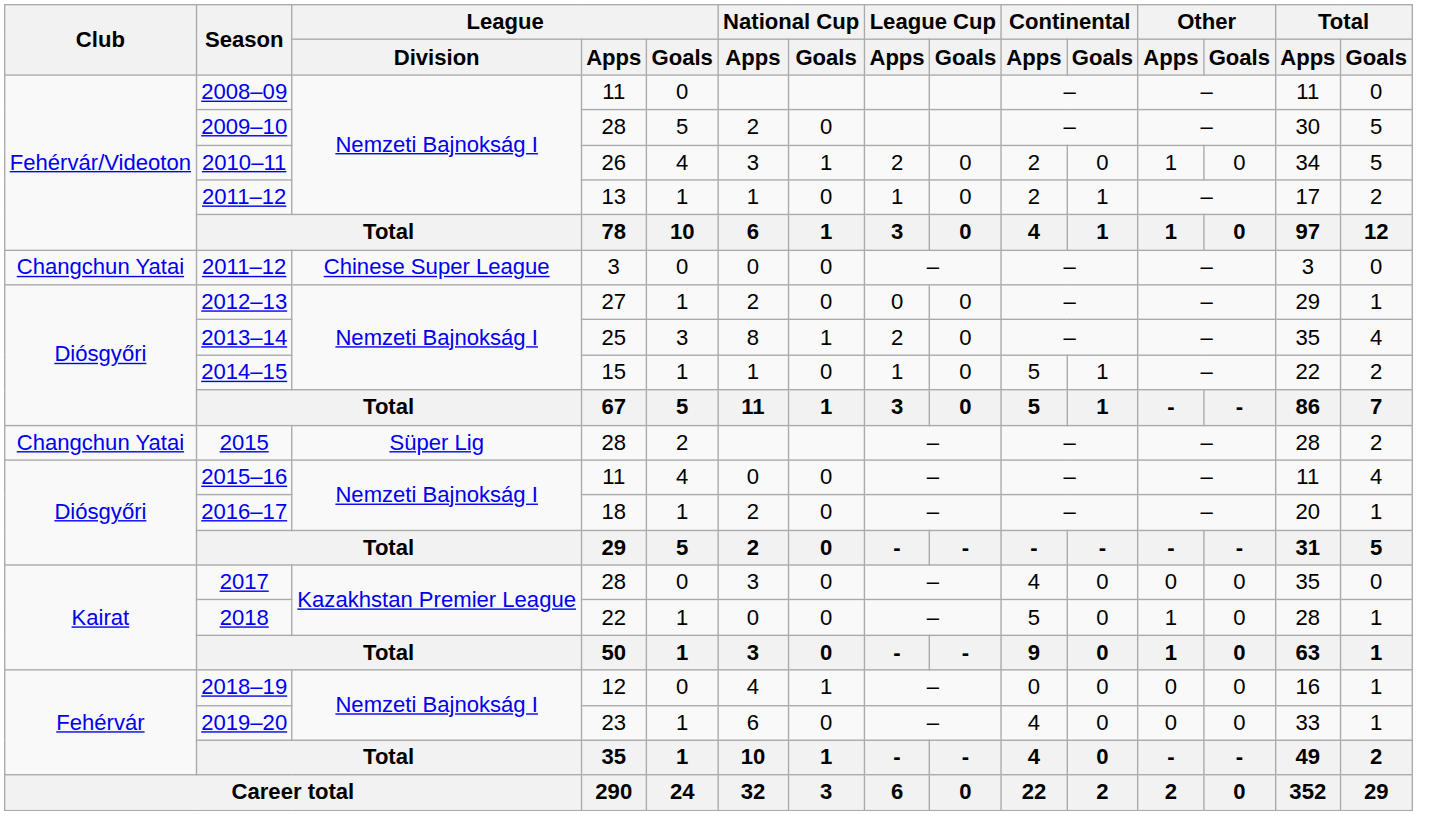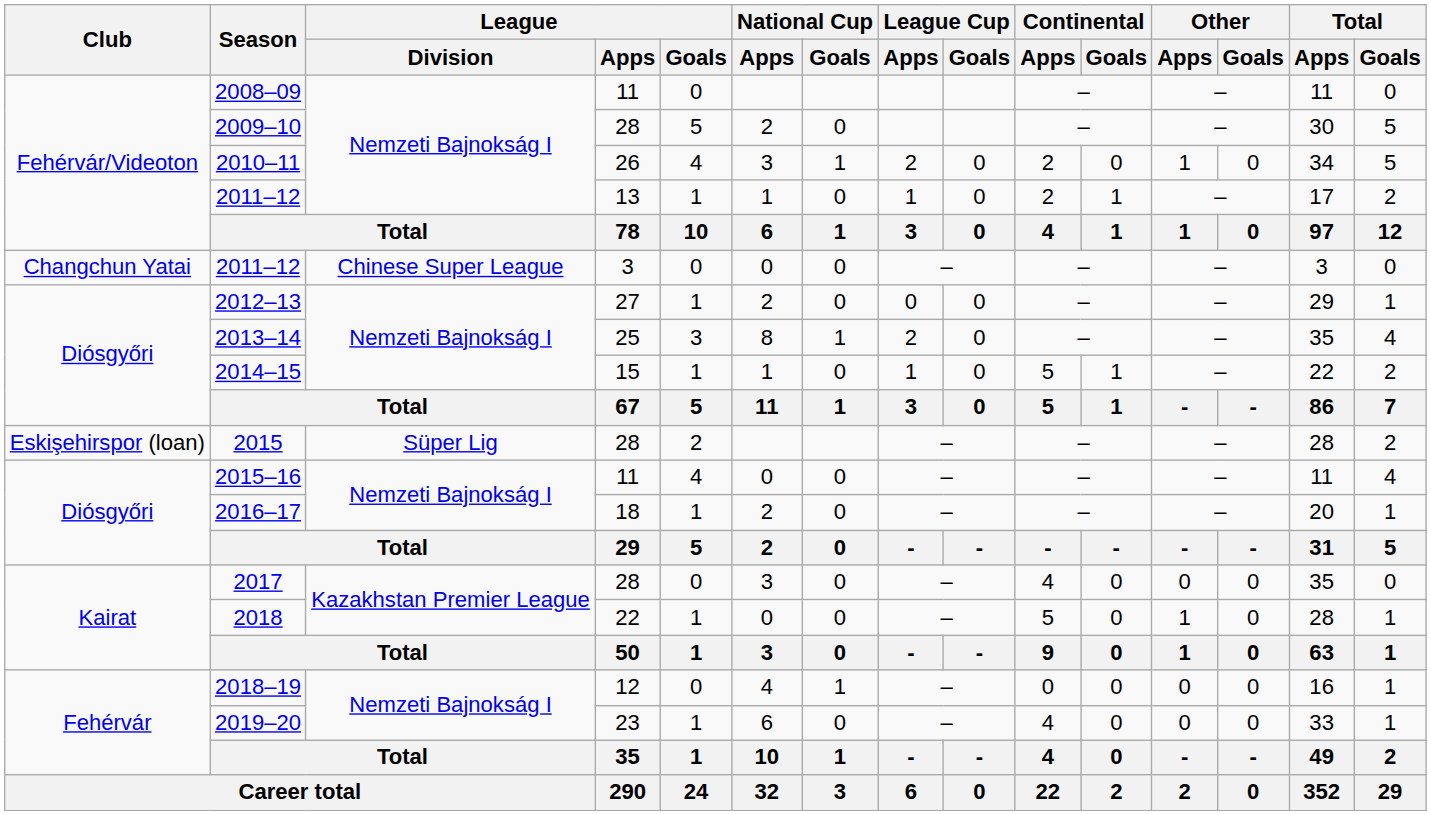(100, 442) Changchun Yatai -> (107, 442) Eskişehirspor (loan)
